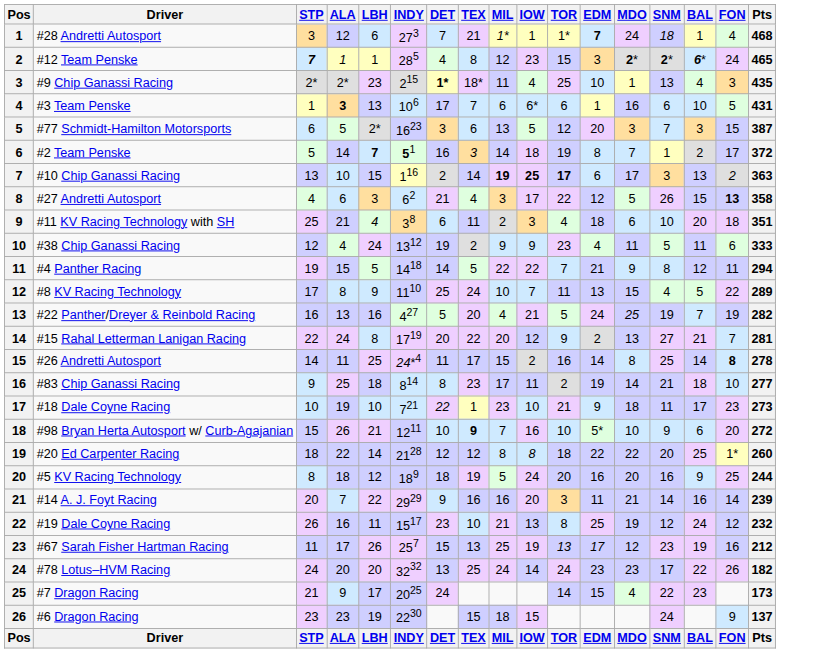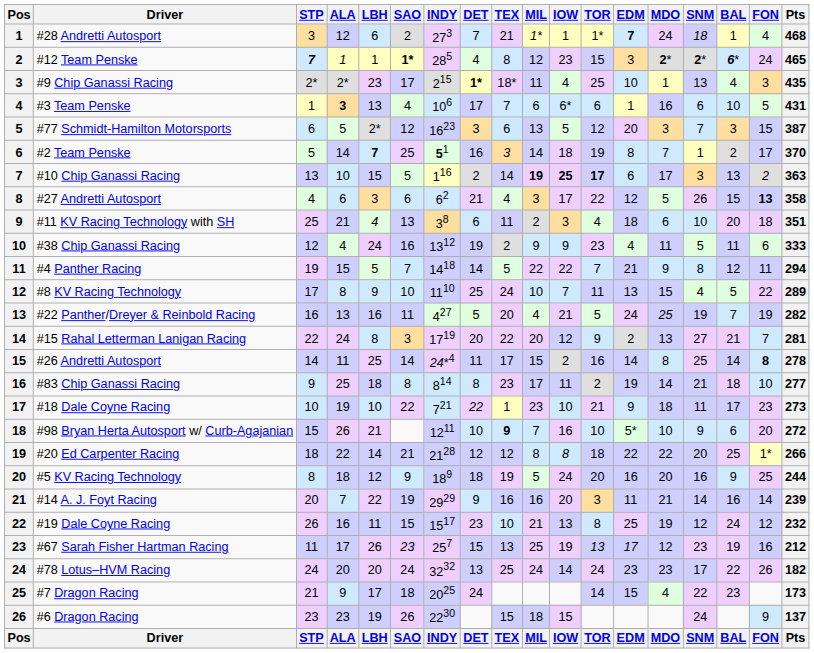+ column: (407, 14)
(762, 152) 372 -> (795, 152) 370
(762, 454) 260 -> (795, 454) 266
